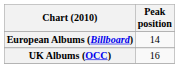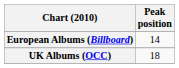(155, 55) 16 -> (155, 55) 18
